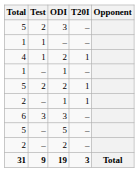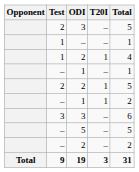columns swapped: (113, 12) <-> (16, 12)
